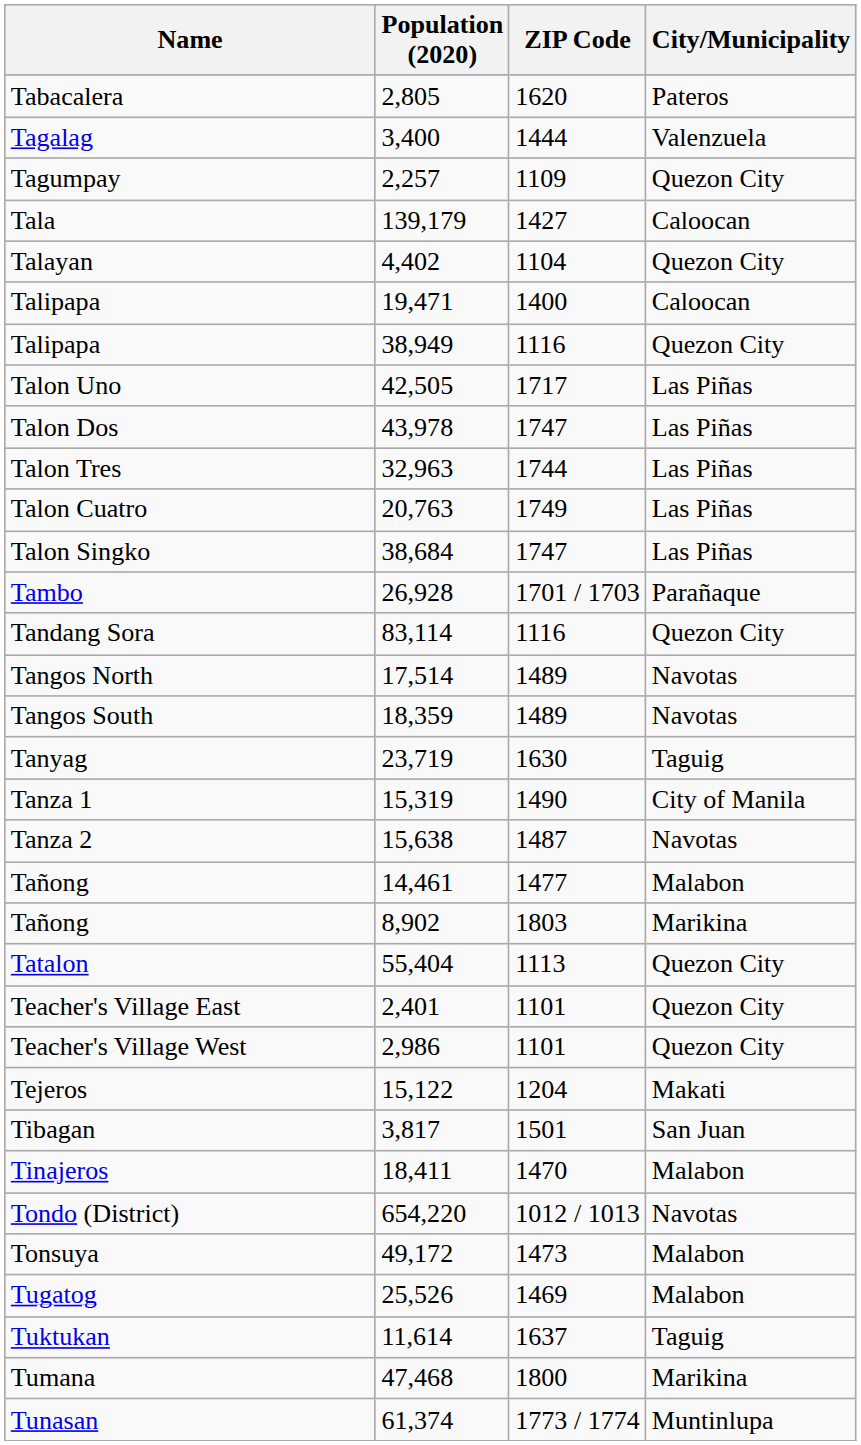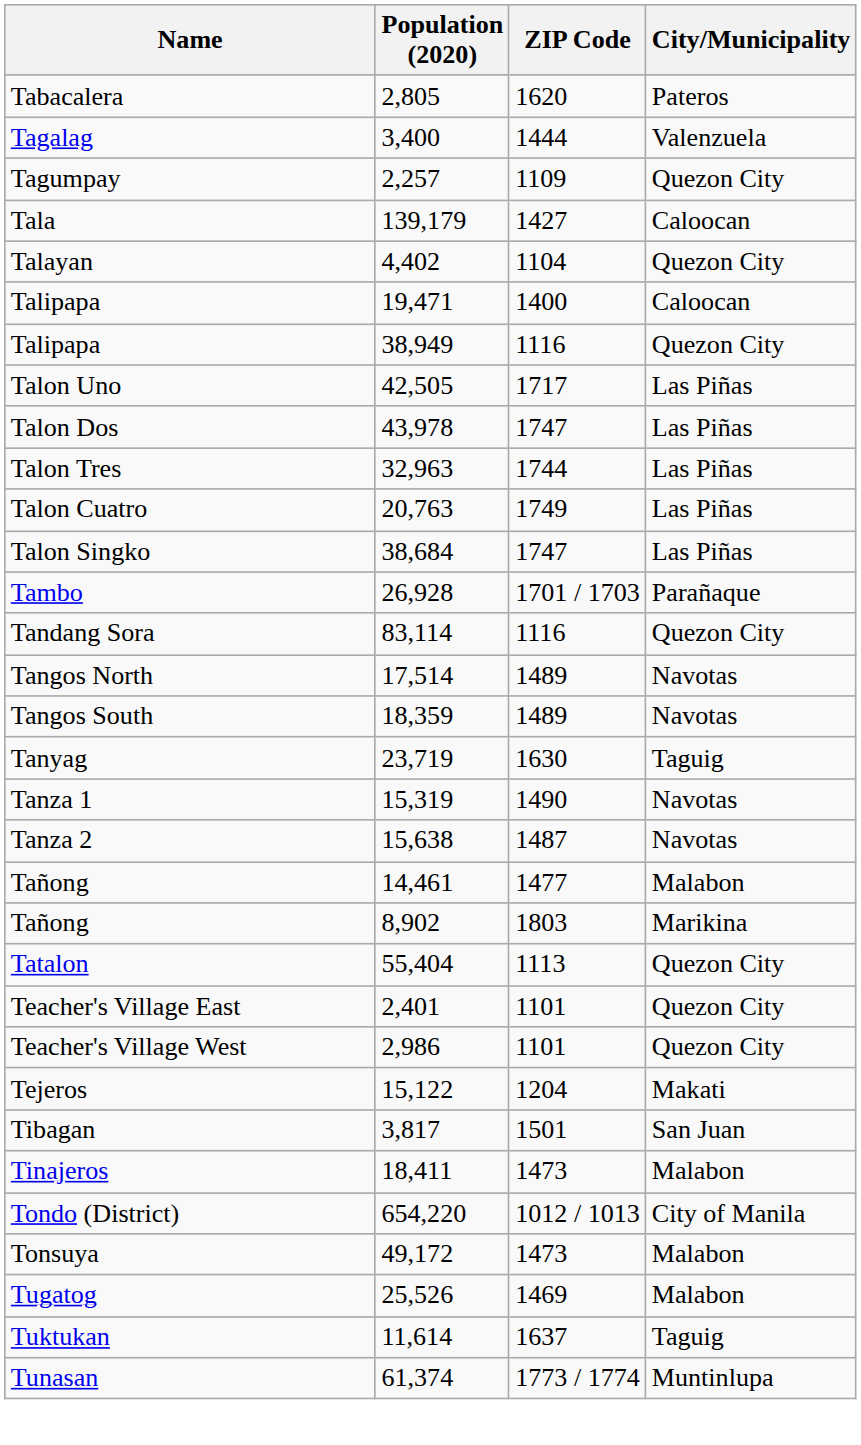(729, 799) City of Manila -> (695, 799) Navotas
(541, 1171) 1470 -> (541, 1171) 1473
(695, 1212) Navotas -> (729, 1212) City of Manila
- row: (53, 1378)
